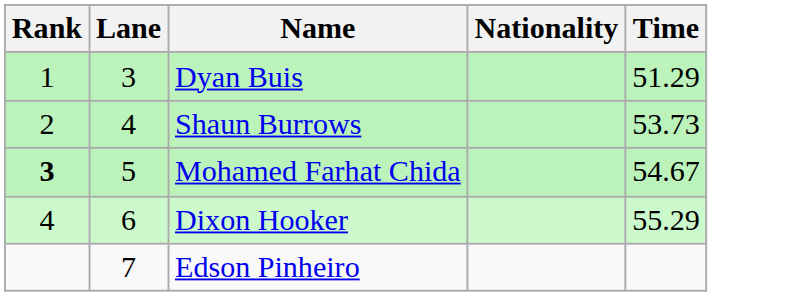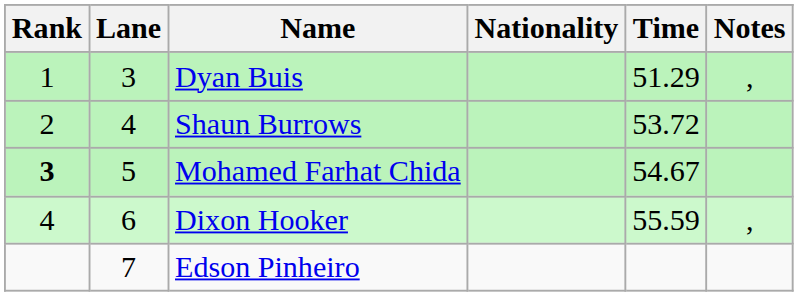+ column: (750, 28)
(666, 123) 53.73 -> (666, 123) 53.72
(666, 219) 55.29 -> (666, 219) 55.59
